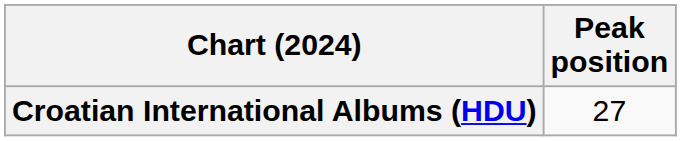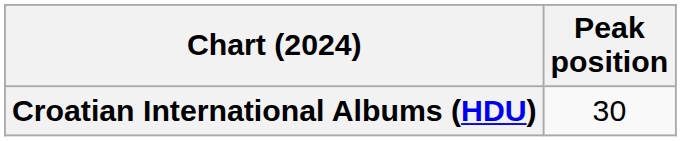(609, 110) 27 -> (609, 110) 30
